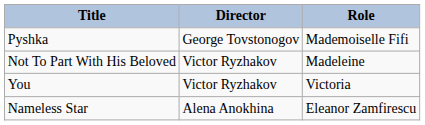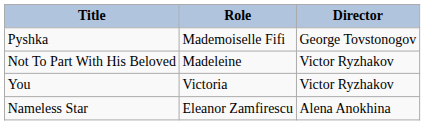columns swapped: (361, 16) <-> (241, 16)
